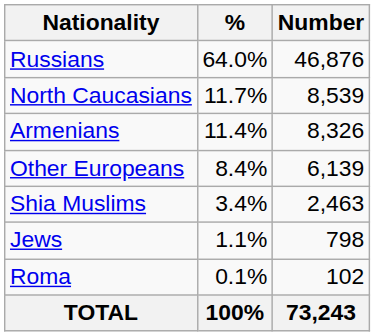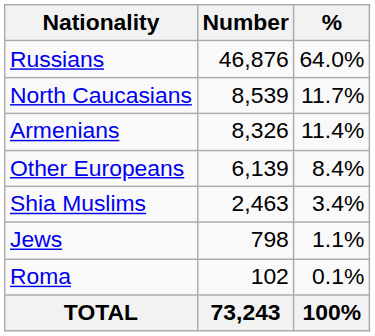columns swapped: (321, 22) <-> (235, 22)
